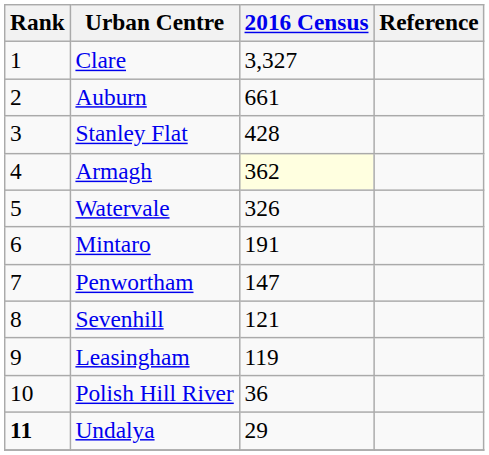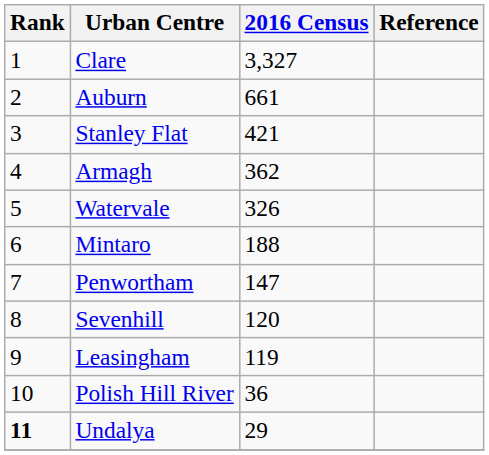(262, 134) 428 -> (262, 134) 421
(262, 171) lightyellow background -> (262, 171) no background
(262, 245) 191 -> (262, 245) 188
(262, 319) 121 -> (262, 319) 120
